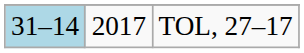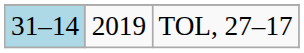(119, 26) 2017 -> (119, 26) 2019
